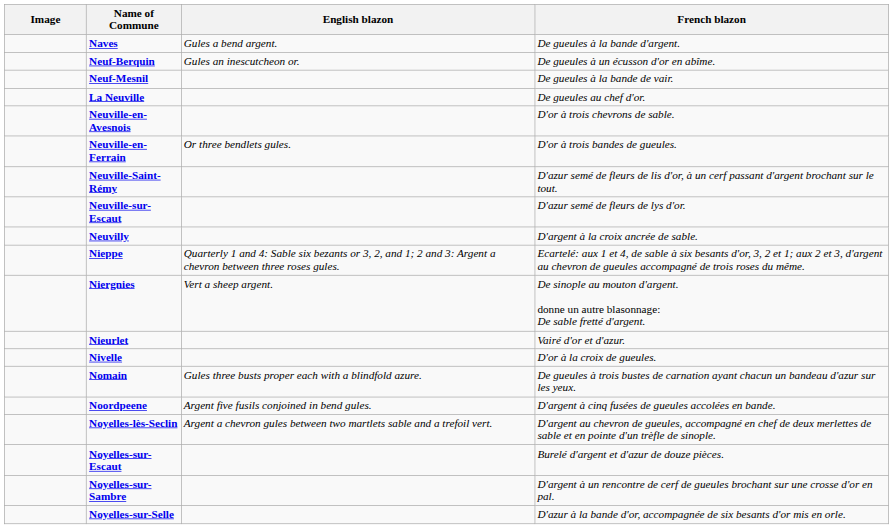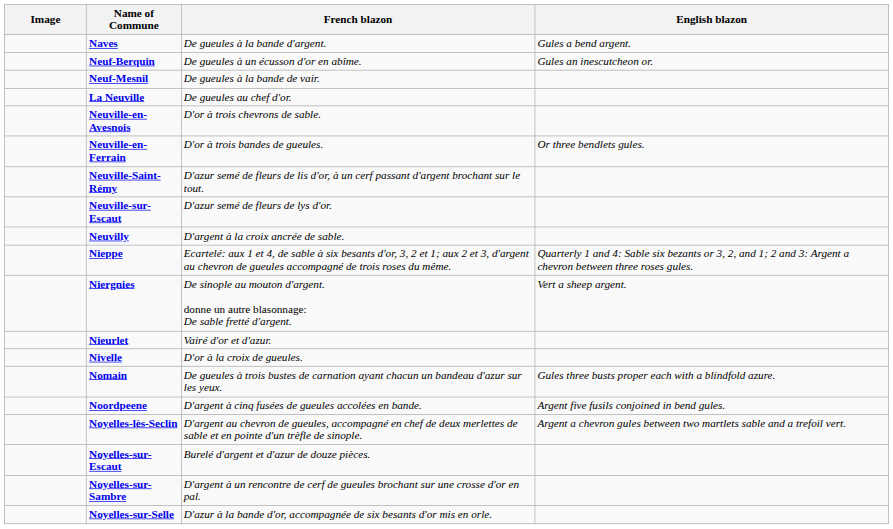columns swapped: (712, 19) <-> (358, 19)
